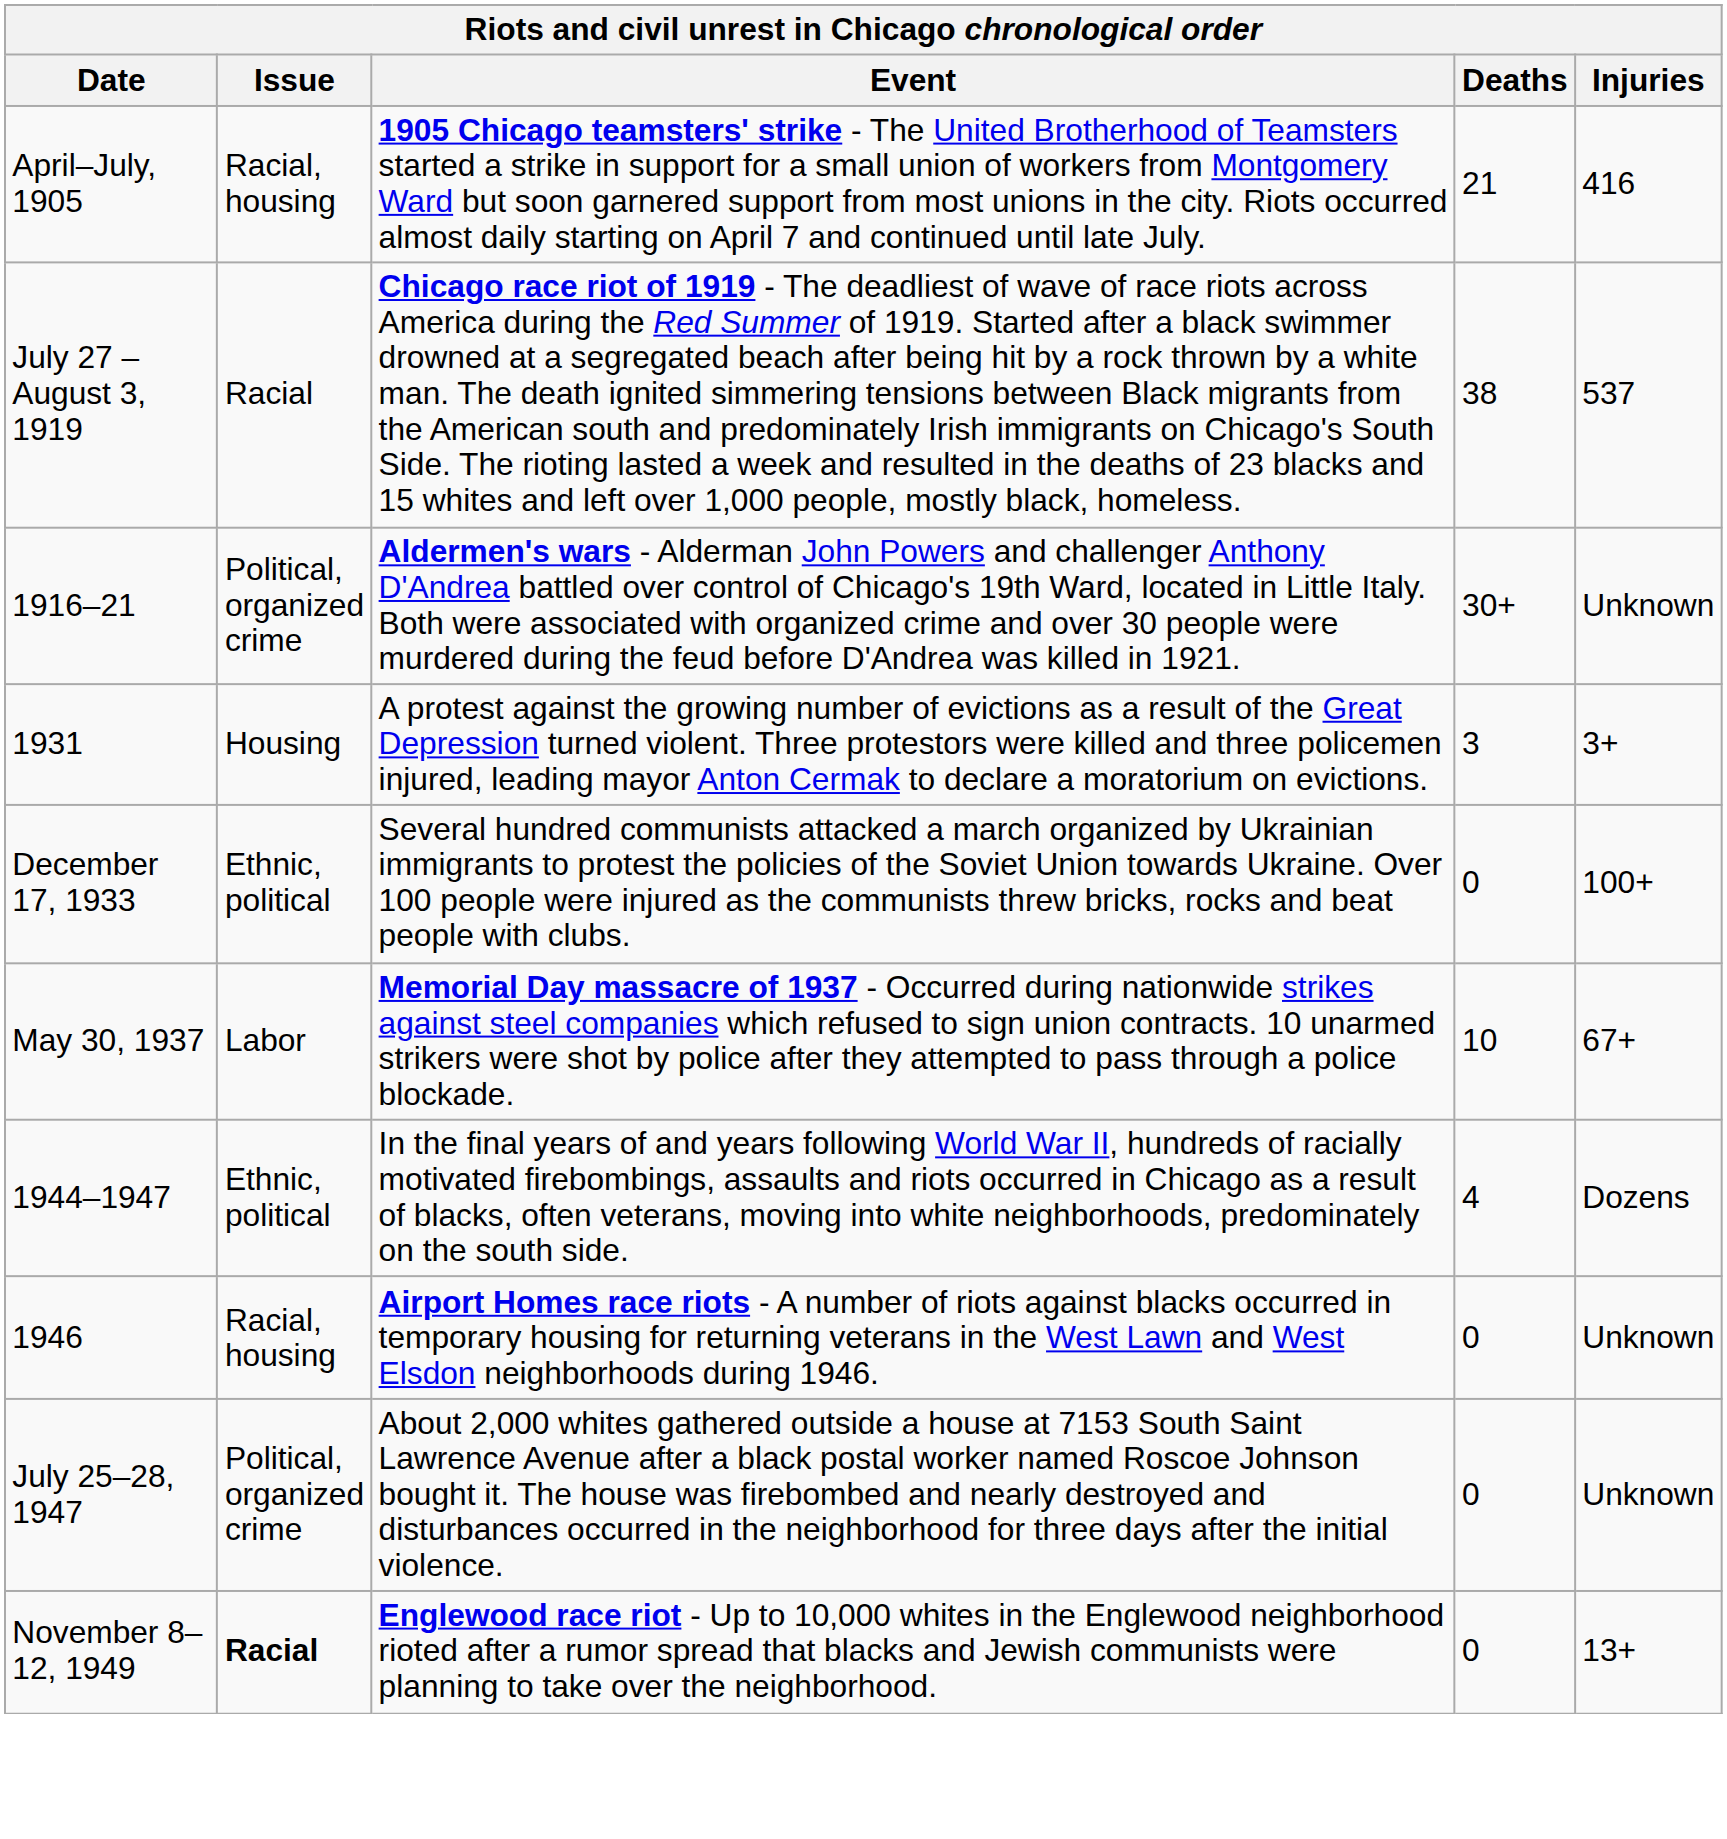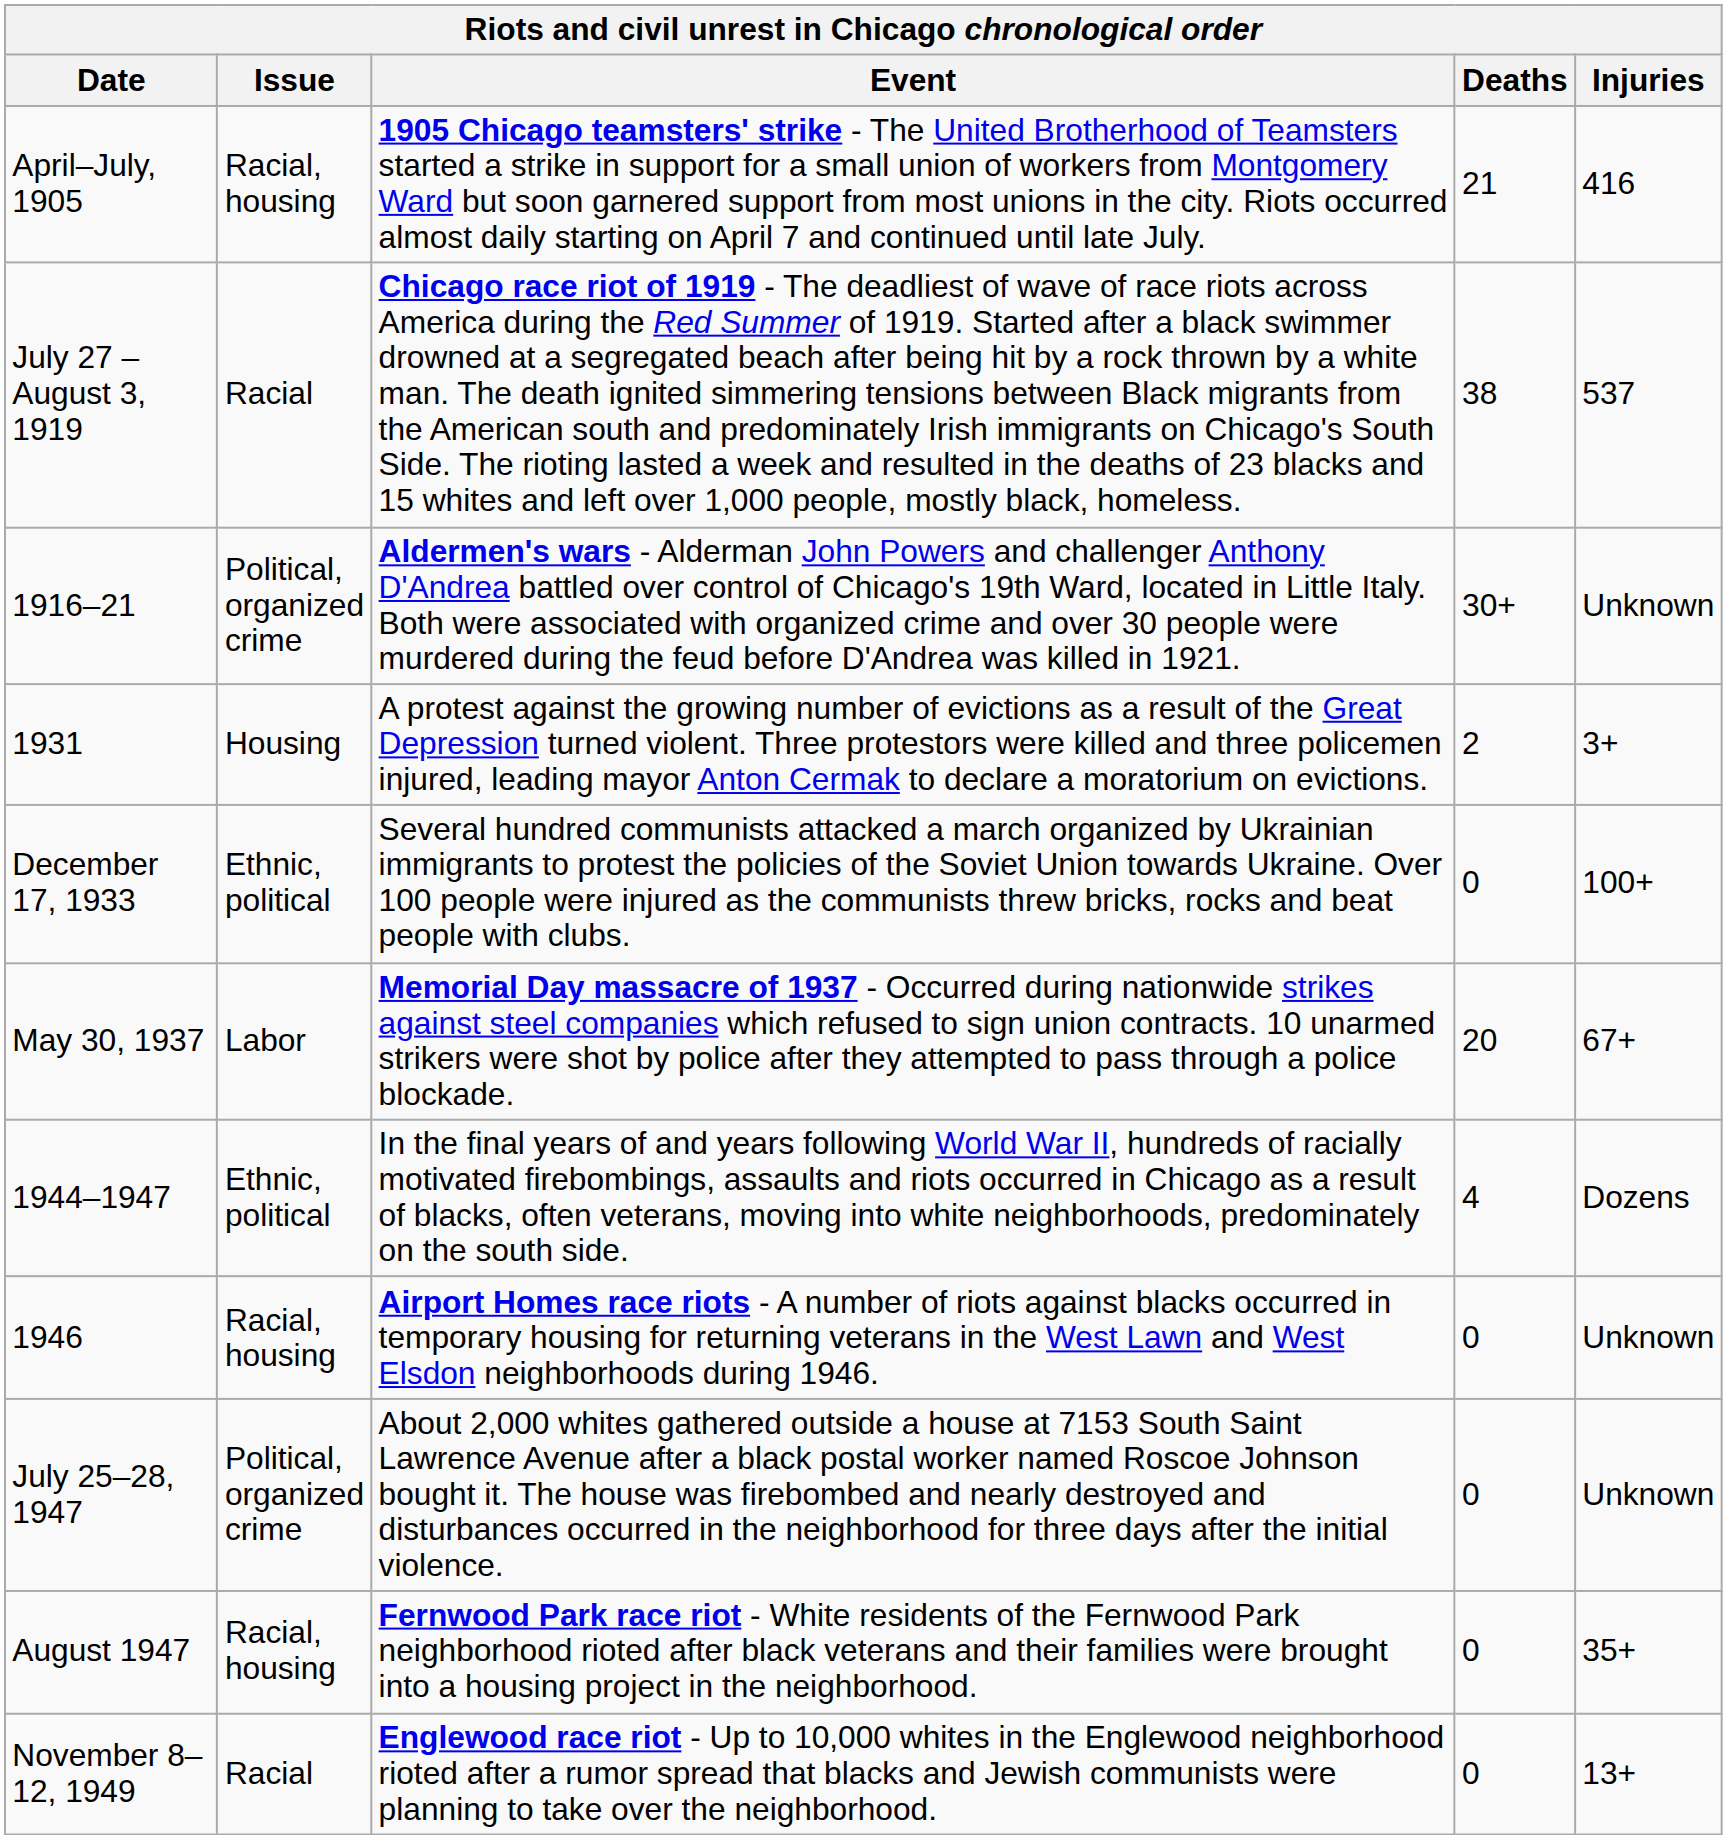(1471, 744) 3 -> (1471, 744) 2
(1480, 1040) 10 -> (1480, 1040) 20
+ row: (101, 1651)
(272, 1651) bold -> (269, 1773) normal
